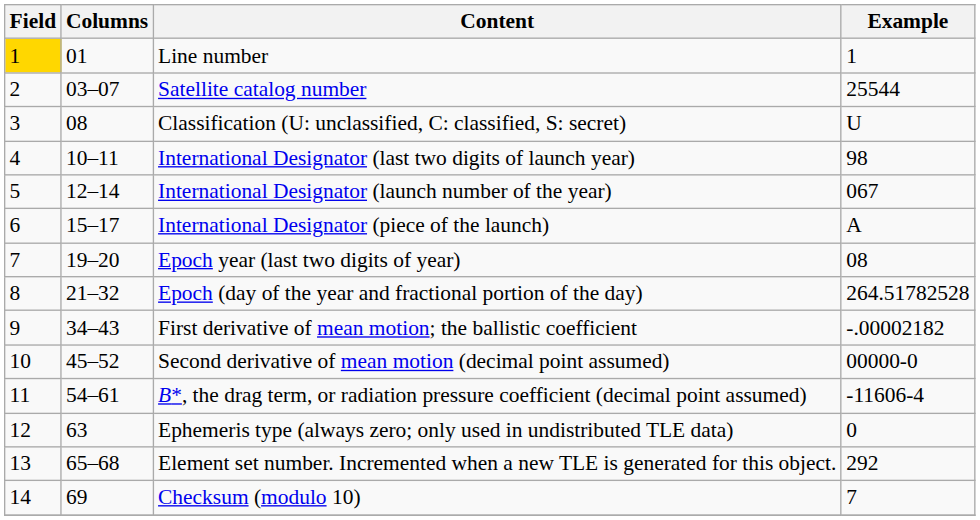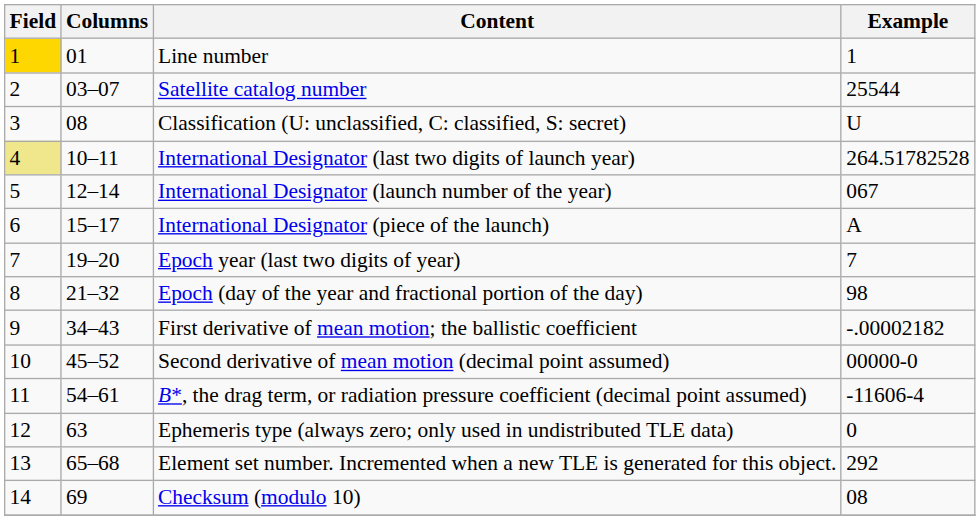(15, 157) no background -> (15, 157) khaki background
(857, 157) 98 -> (908, 157) 264.51782528
(857, 259) 08 -> (852, 259) 7
(908, 293) 264.51782528 -> (857, 293) 98
(852, 497) 7 -> (857, 497) 08
